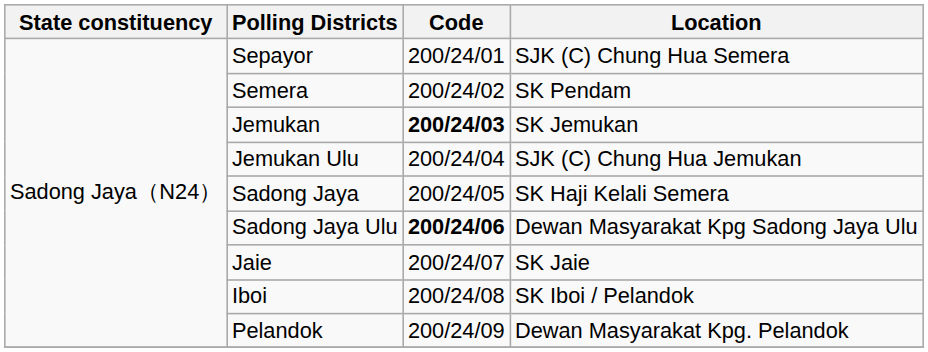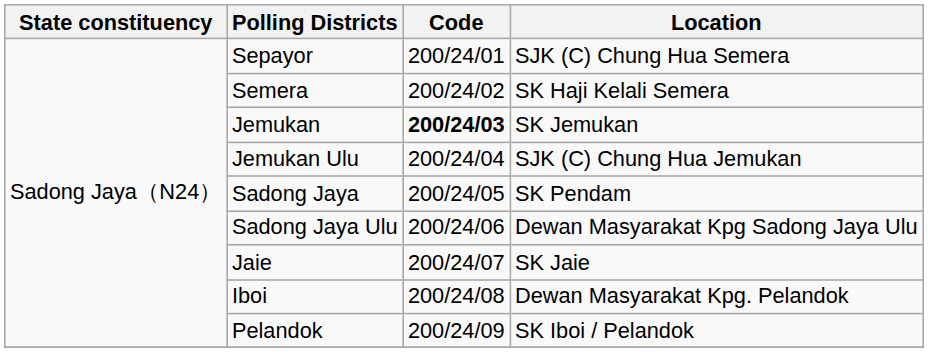(573, 90) SK Pendam -> (622, 90) SK Haji Kelali Semera
(622, 193) SK Haji Kelali Semera -> (573, 193) SK Pendam
(456, 227) bold -> (456, 227) normal
(604, 296) SK Iboi / Pelandok -> (682, 296) Dewan Masyarakat Kpg. Pelandok
(682, 330) Dewan Masyarakat Kpg. Pelandok -> (604, 330) SK Iboi / Pelandok
